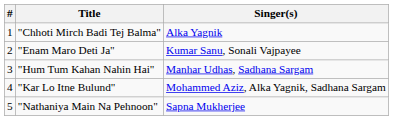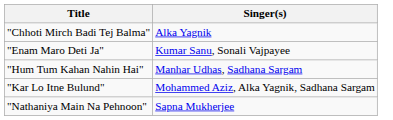- column: (10, 13)
